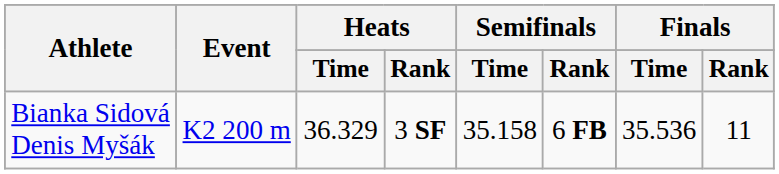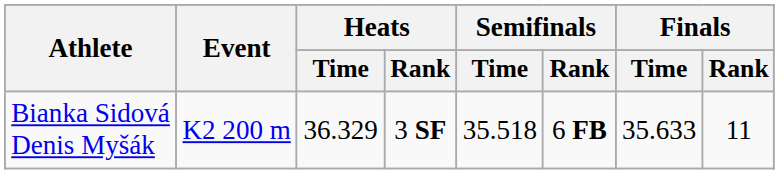(500, 130) 35.158 -> (500, 130) 35.518
(659, 130) 35.536 -> (659, 130) 35.633
